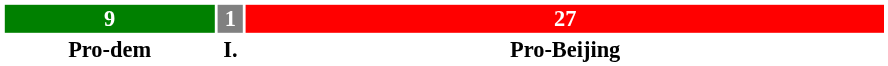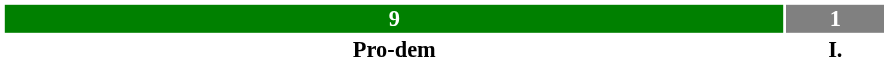- column: (565, 18)
